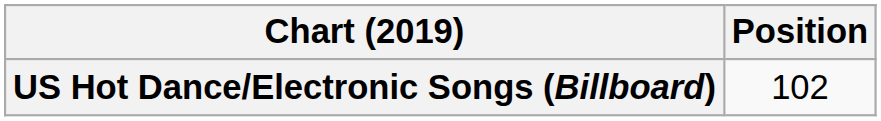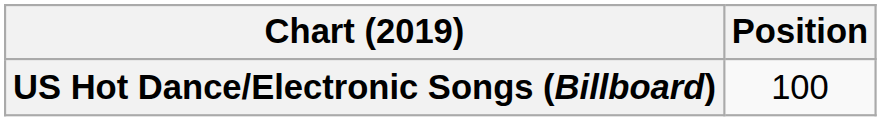(800, 86) 102 -> (800, 86) 100
